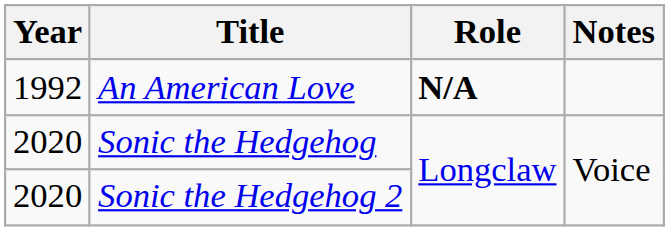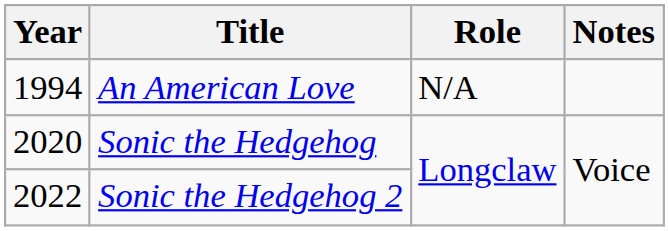(48, 86) 1992 -> (48, 86) 1994
(448, 86) bold -> (448, 86) normal
(48, 196) 2020 -> (48, 196) 2022
